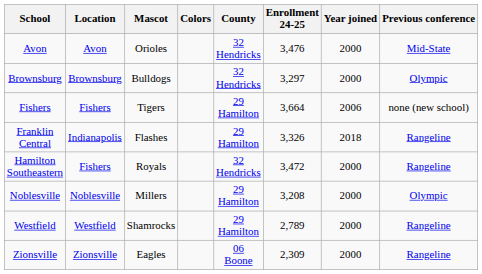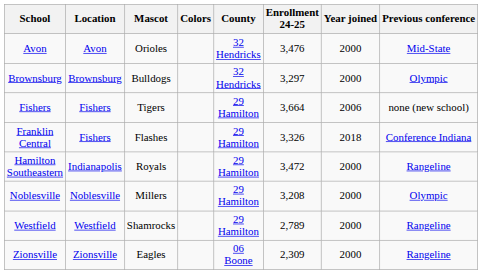(95, 137) Indianapolis -> (95, 137) Fishers
(429, 137) Rangeline -> (429, 137) Conference Indiana
(95, 166) Fishers -> (95, 166) Indianapolis
(238, 166) 32 Hendricks -> (238, 166) 29 Hamilton
